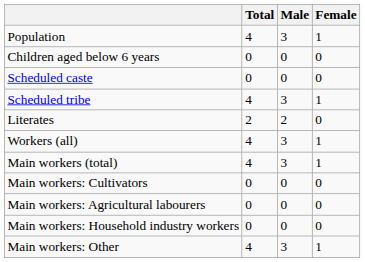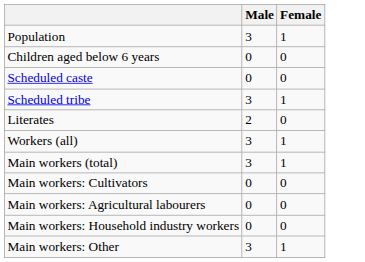- column: (260, 15)
